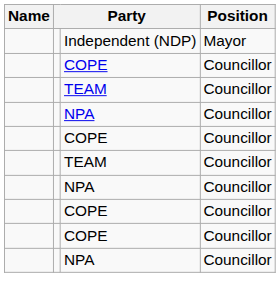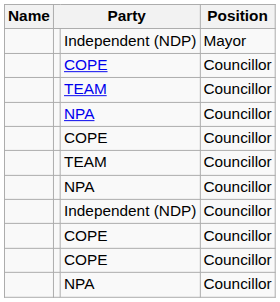+ row: (130, 211)
